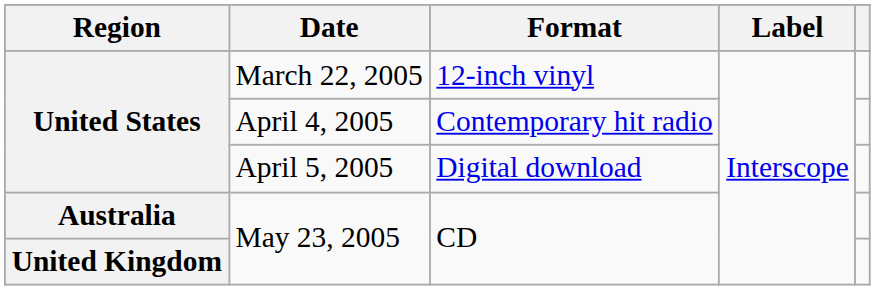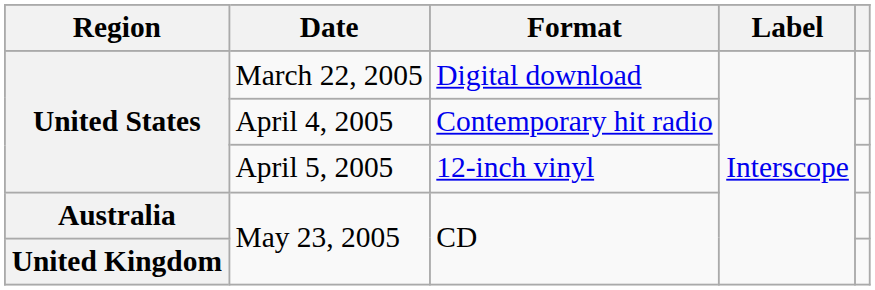(515, 74) 12-inch vinyl -> (539, 74) Digital download
(539, 167) Digital download -> (515, 167) 12-inch vinyl
